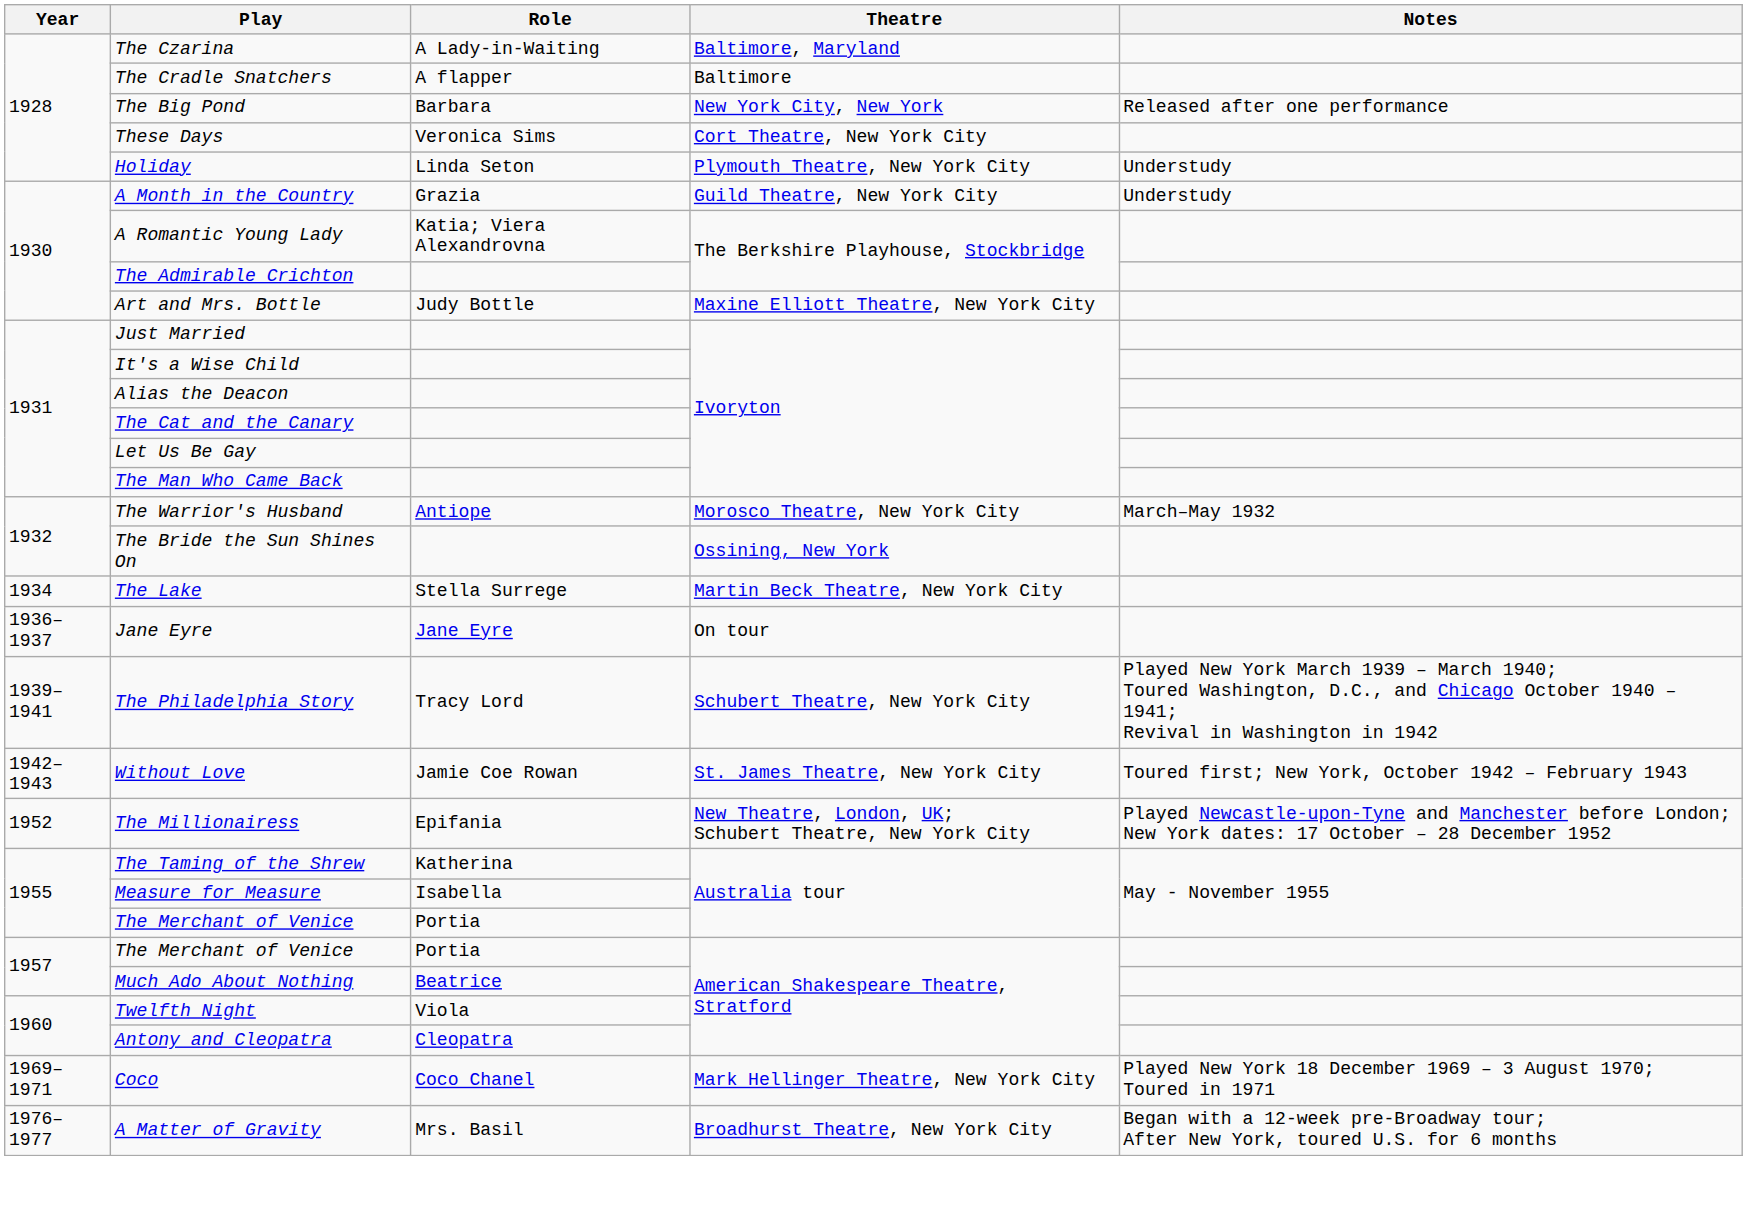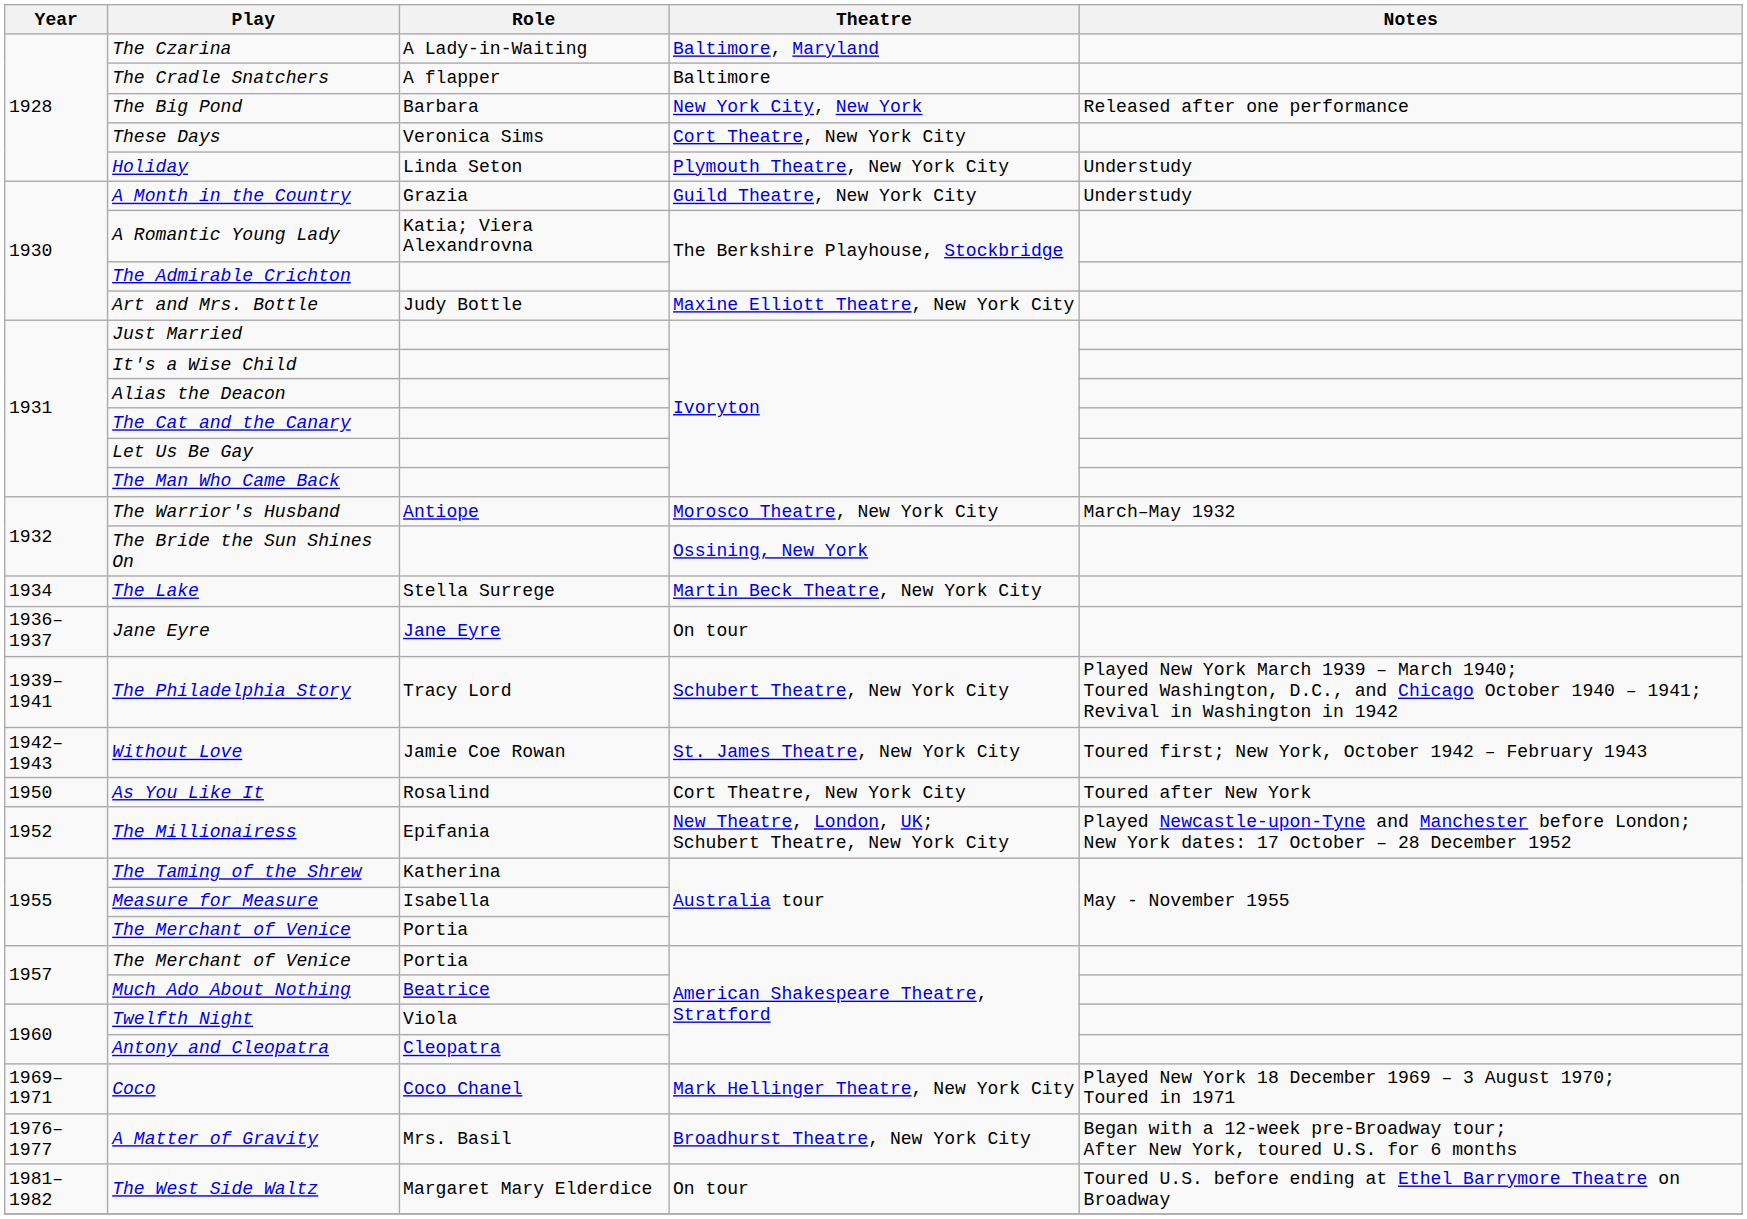+ row: (188, 792)
+ row: (215, 1189)
